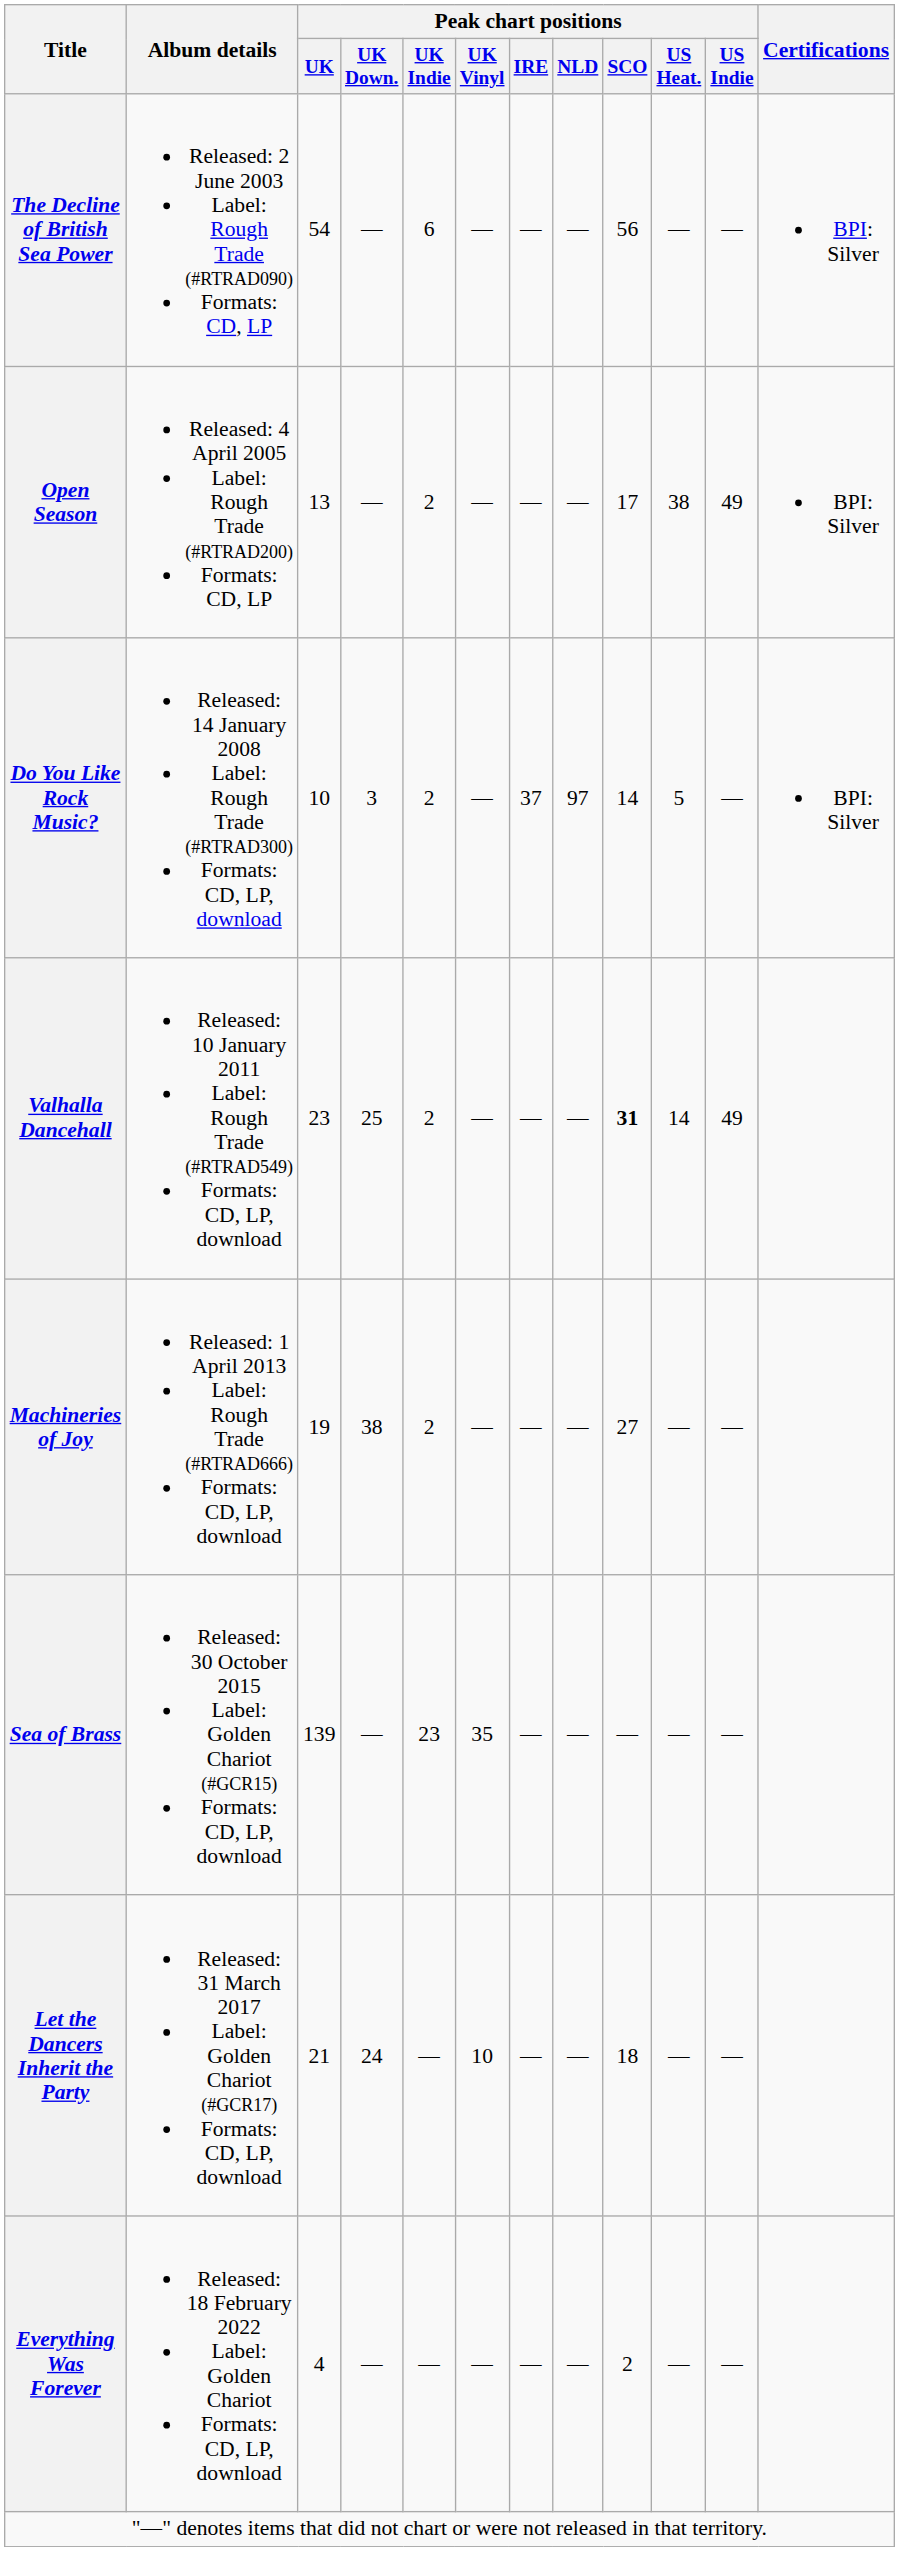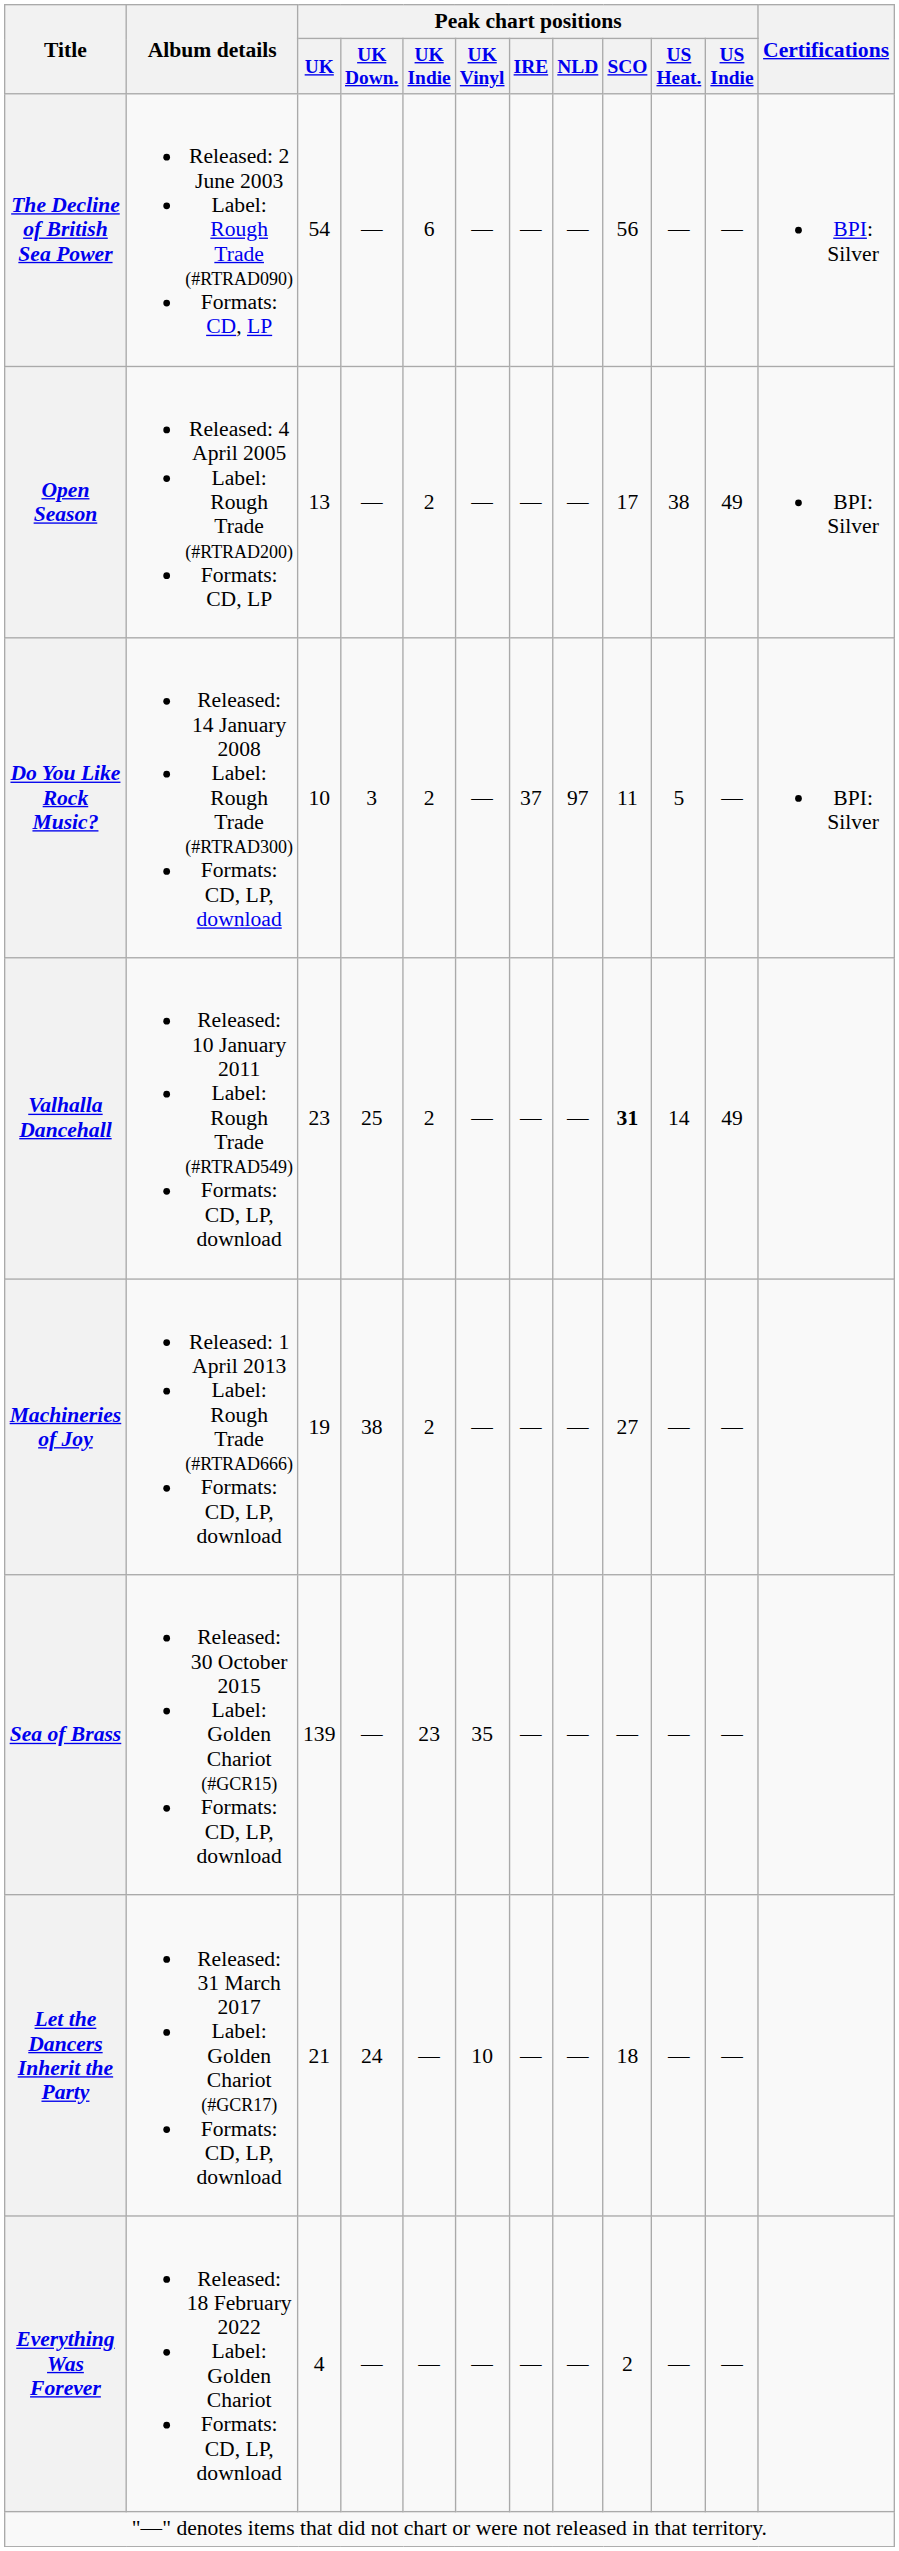(627, 797) 14 -> (627, 797) 11
